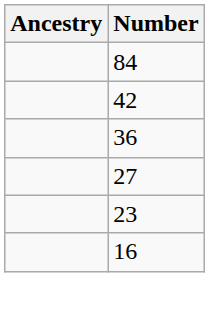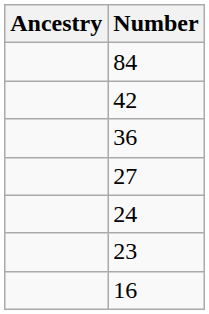+ row: (125, 213)
